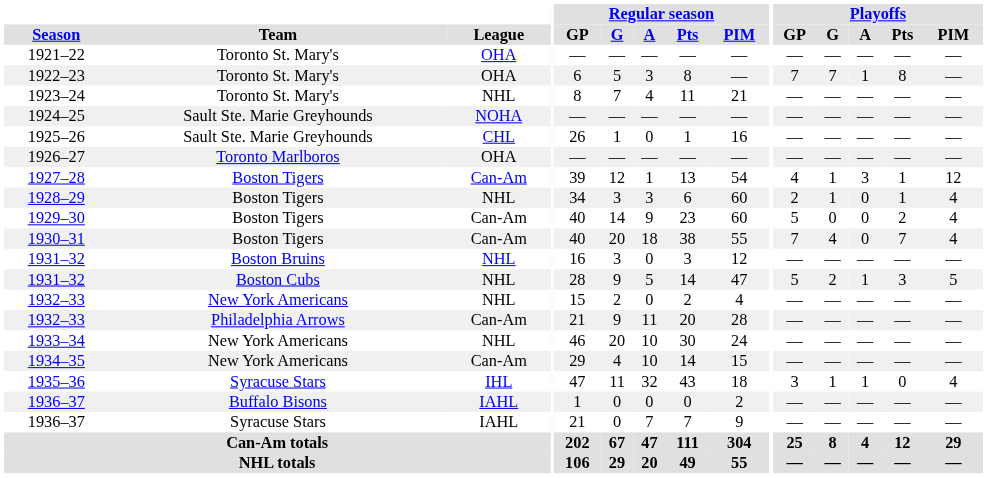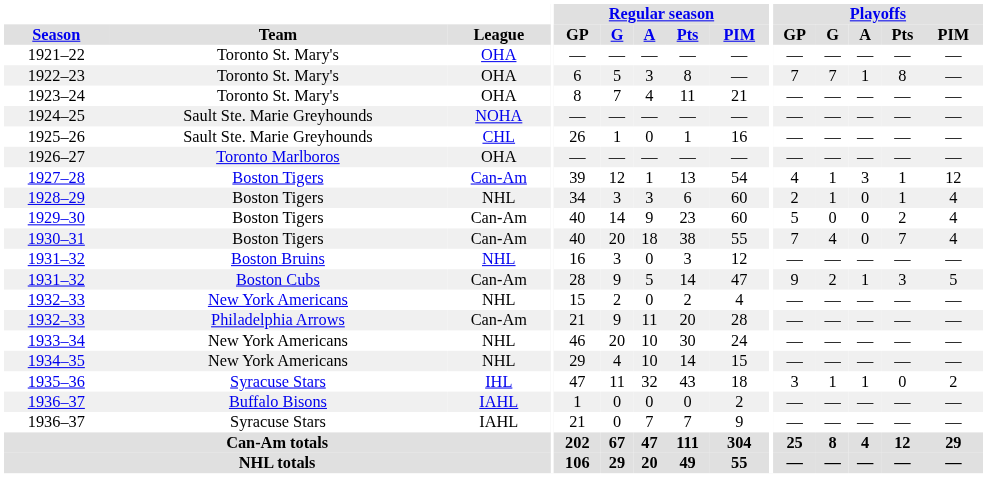(499, 95) NHL -> (499, 95) OHA
(499, 279) NHL -> (499, 279) Can-Am
(795, 279) 5 -> (795, 279) 9
(499, 360) Can-Am -> (499, 360) NHL
(953, 381) 4 -> (953, 381) 2
